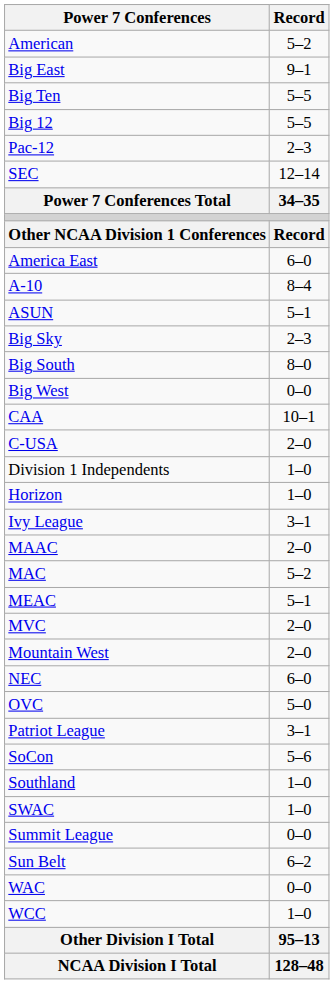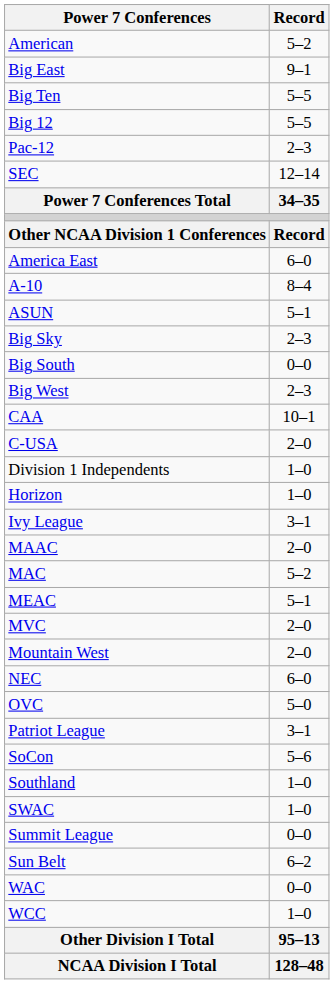(299, 364) 8–0 -> (299, 364) 0–0
(299, 391) 0–0 -> (299, 391) 2–3
